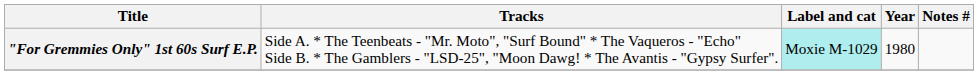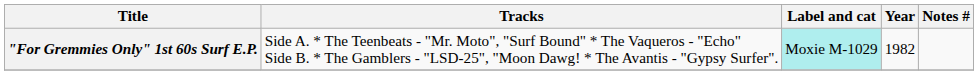(900, 49) 1980 -> (900, 49) 1982
